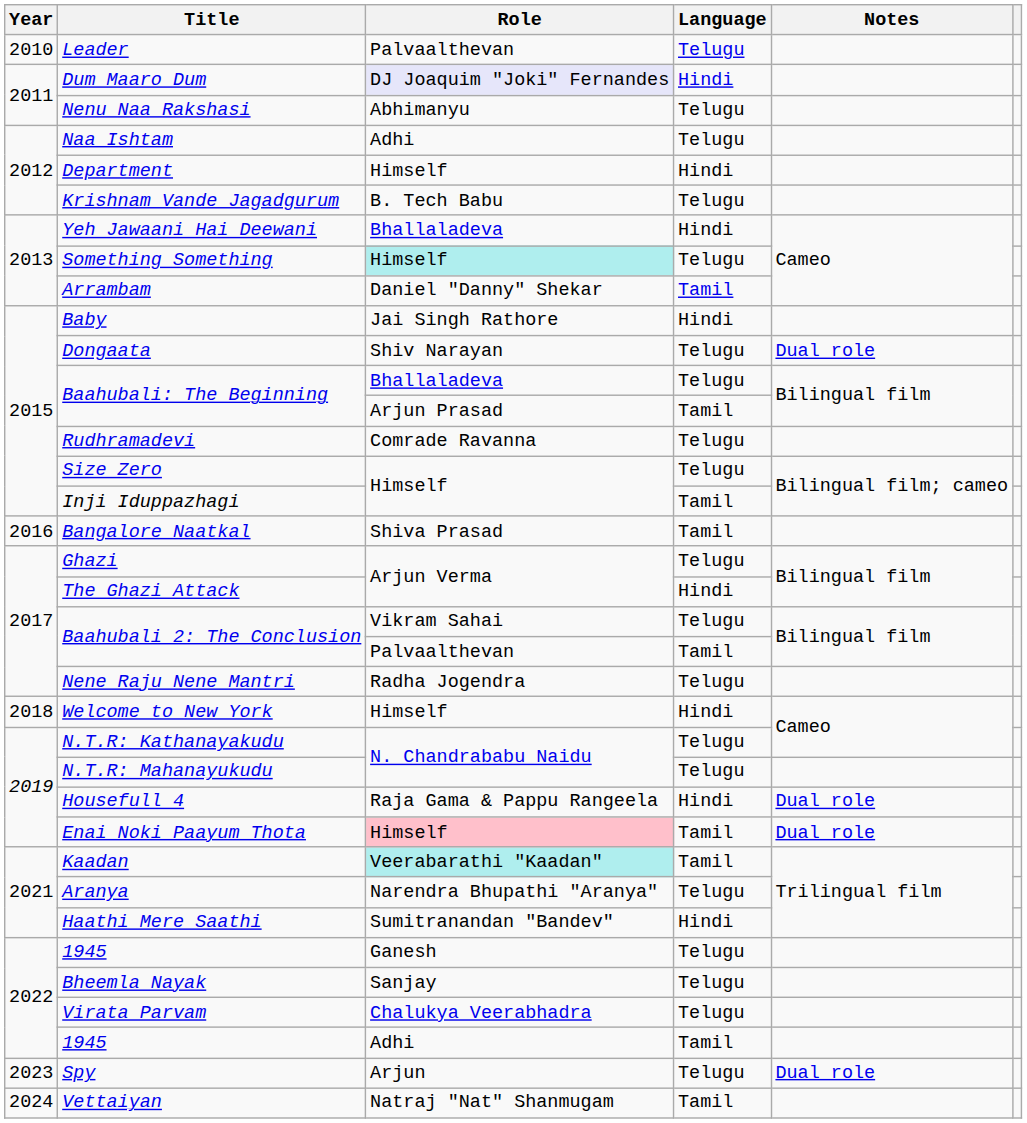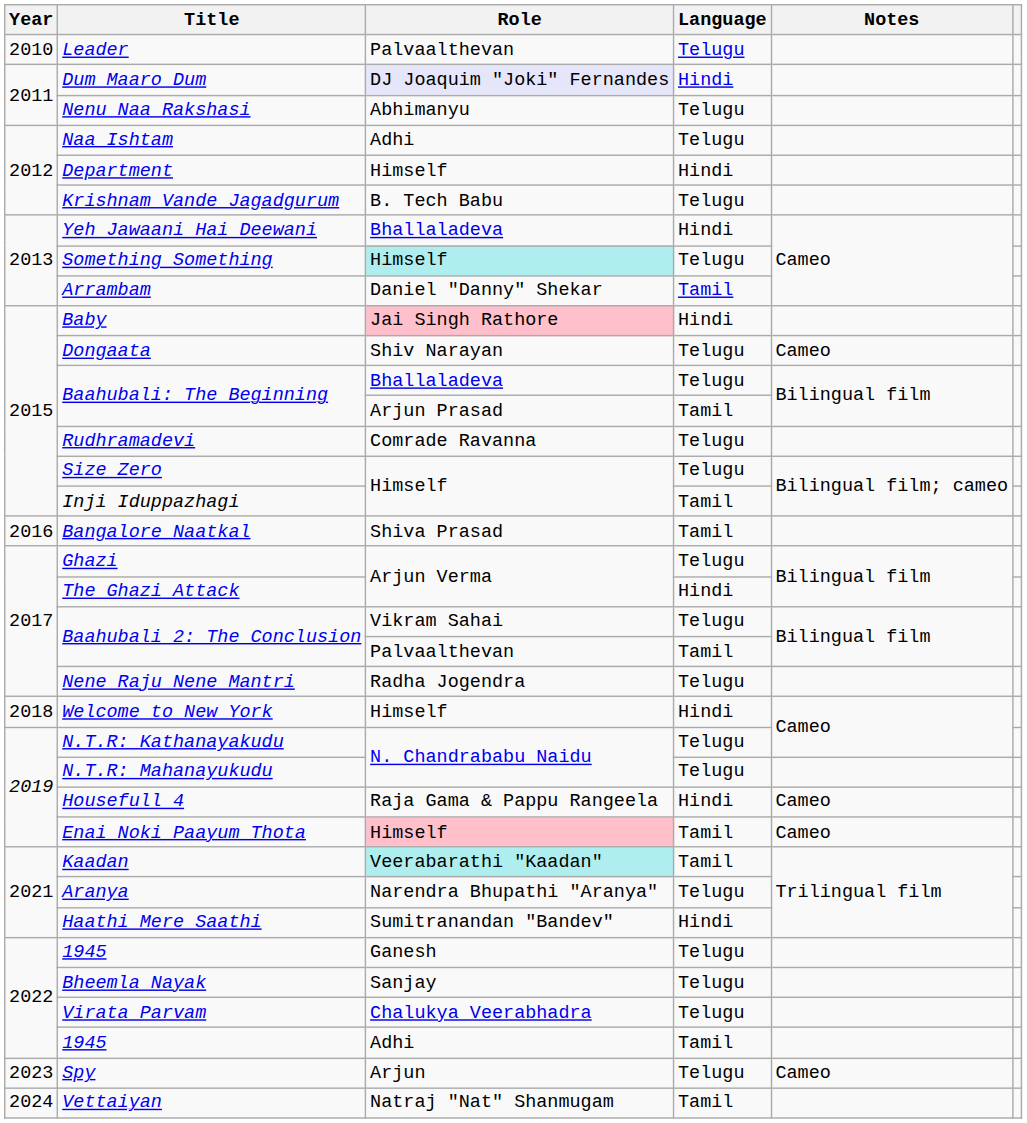(464, 321) no background -> (464, 321) pink background
(825, 351) Dual role -> (803, 351) Cameo
(825, 802) Dual role -> (803, 802) Cameo
(825, 832) Dual role -> (803, 832) Cameo
(825, 1073) Dual role -> (803, 1073) Cameo
